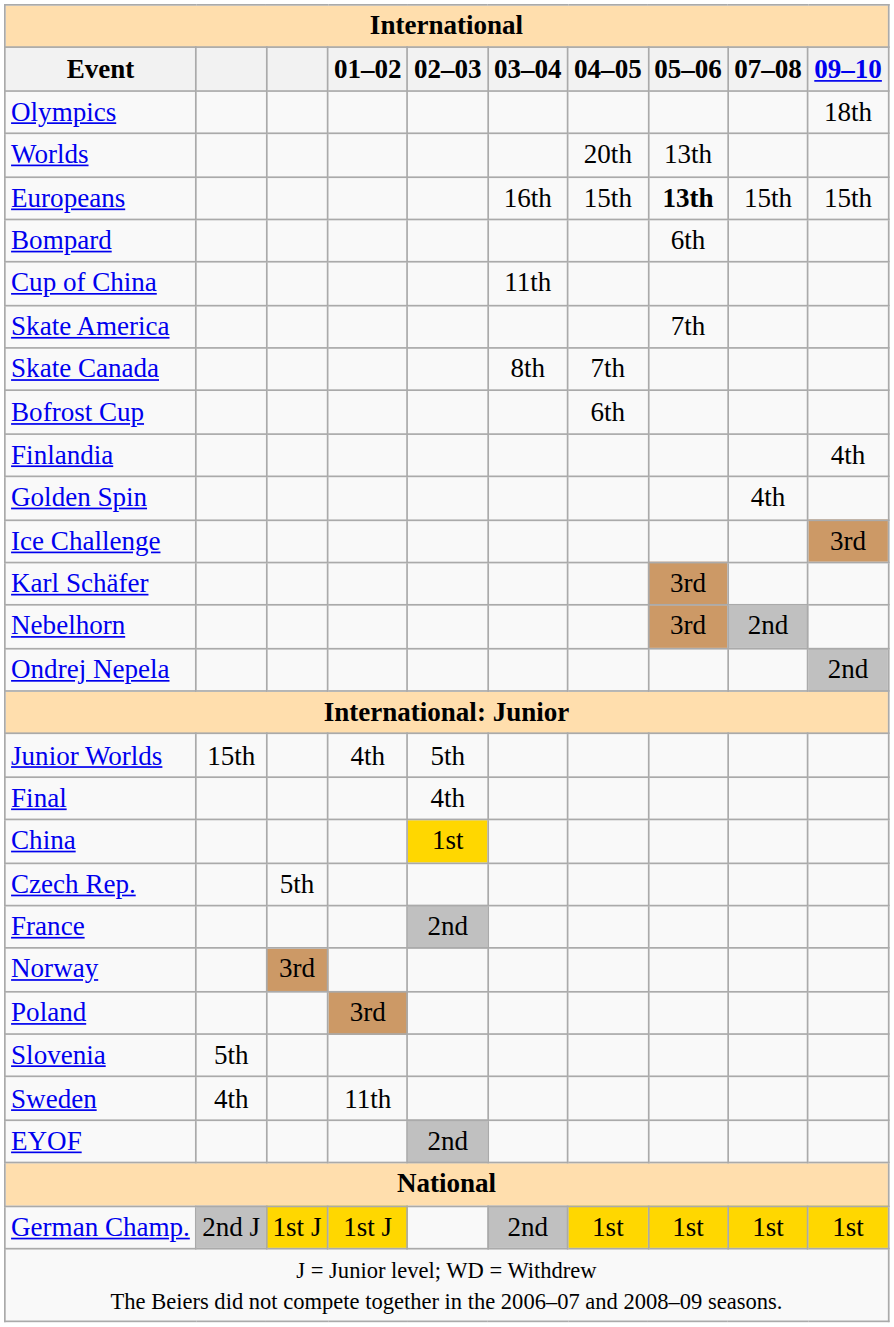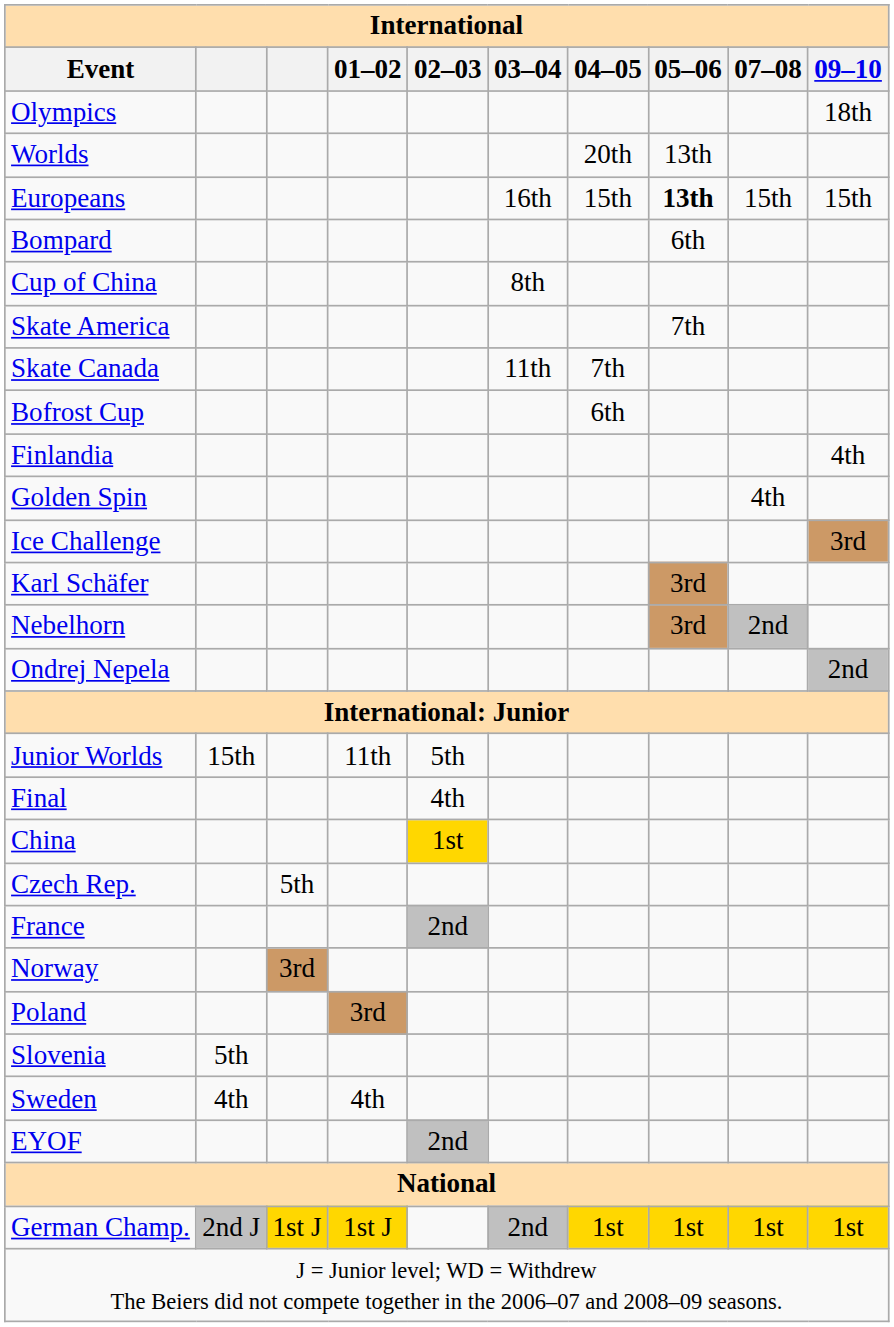(528, 283) 11th -> (528, 283) 8th
(528, 369) 8th -> (528, 369) 11th
(368, 754) 4th -> (368, 754) 11th
(368, 1098) 11th -> (368, 1098) 4th
